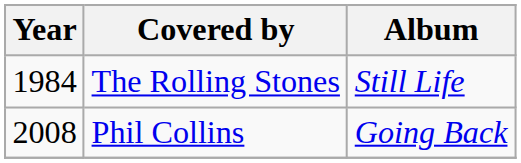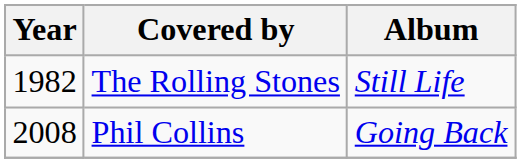(45, 81) 1984 -> (45, 81) 1982
